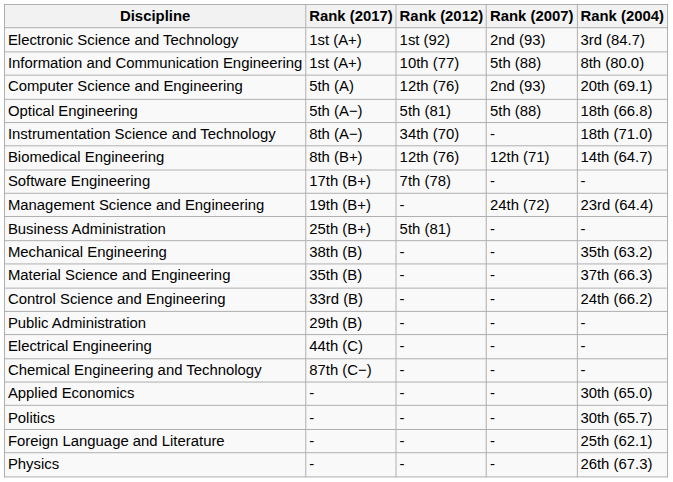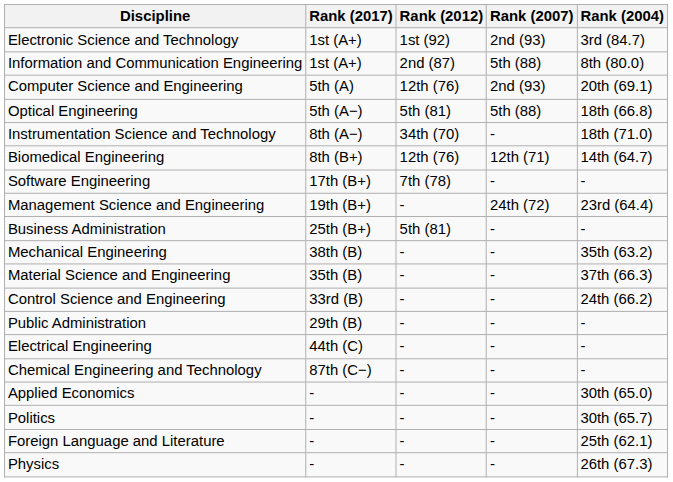(429, 63) 10th (77) -> (427, 63) 2nd (87)
